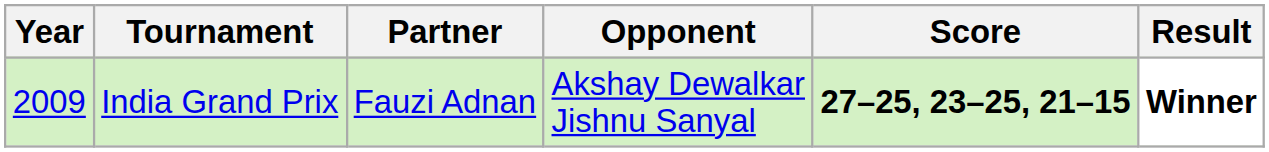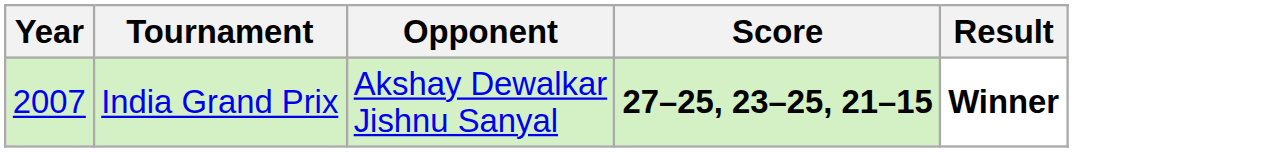- column: (445, 31)
(49, 102) 2009 -> (49, 102) 2007
